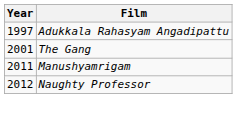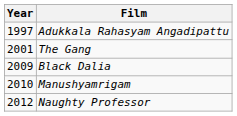+ row: (75, 67)
(20, 67) 2011 -> (20, 85) 2010
